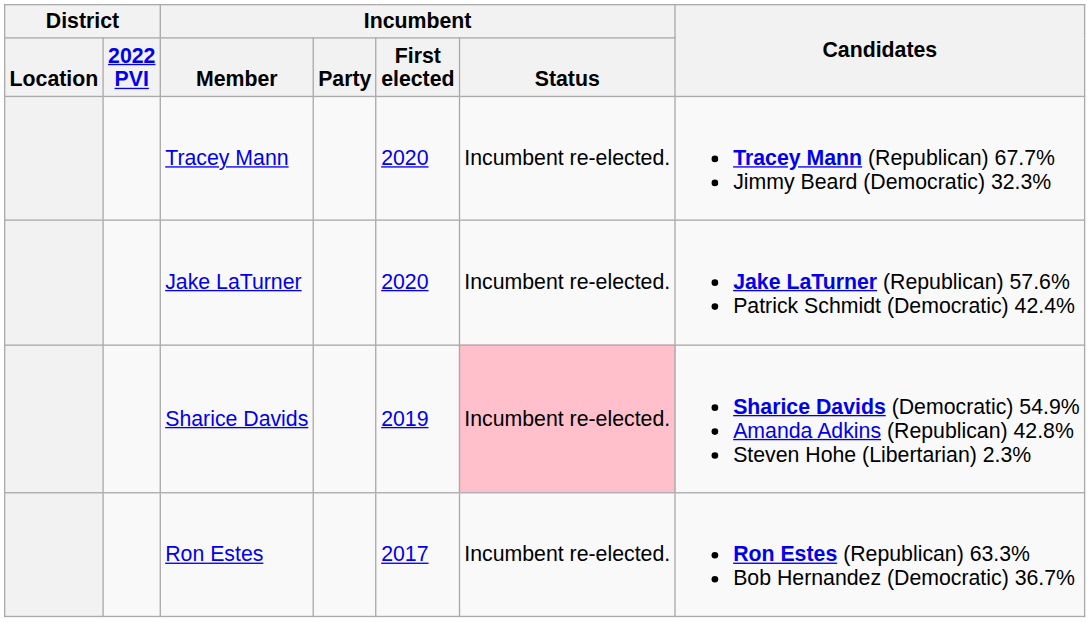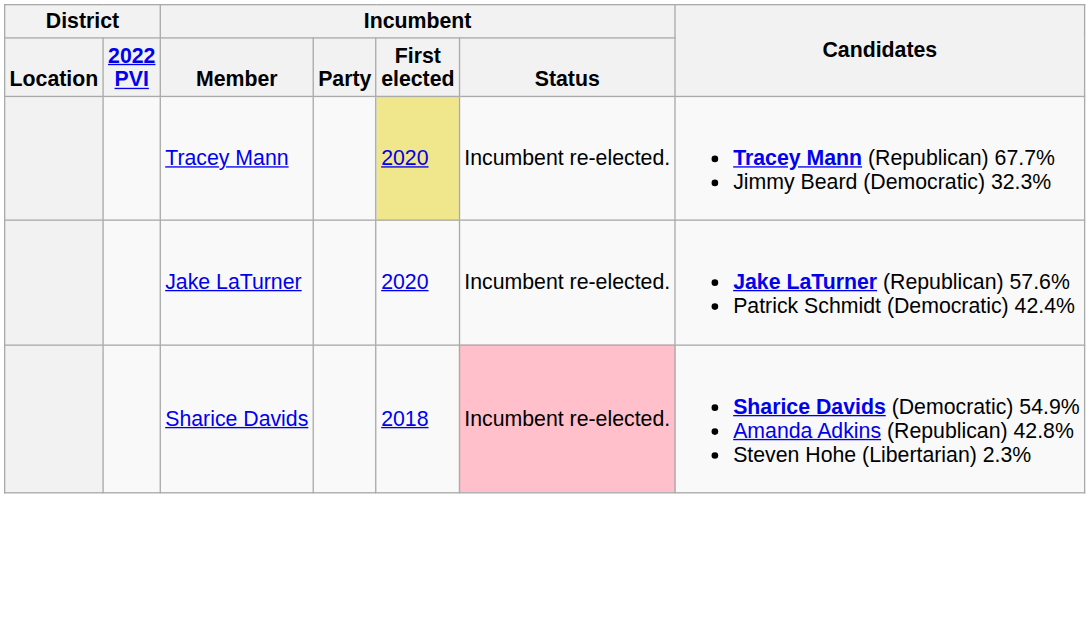(405, 158) no background -> (405, 158) khaki background
(405, 418) 2019 -> (405, 418) 2018
- row: (214, 554)
